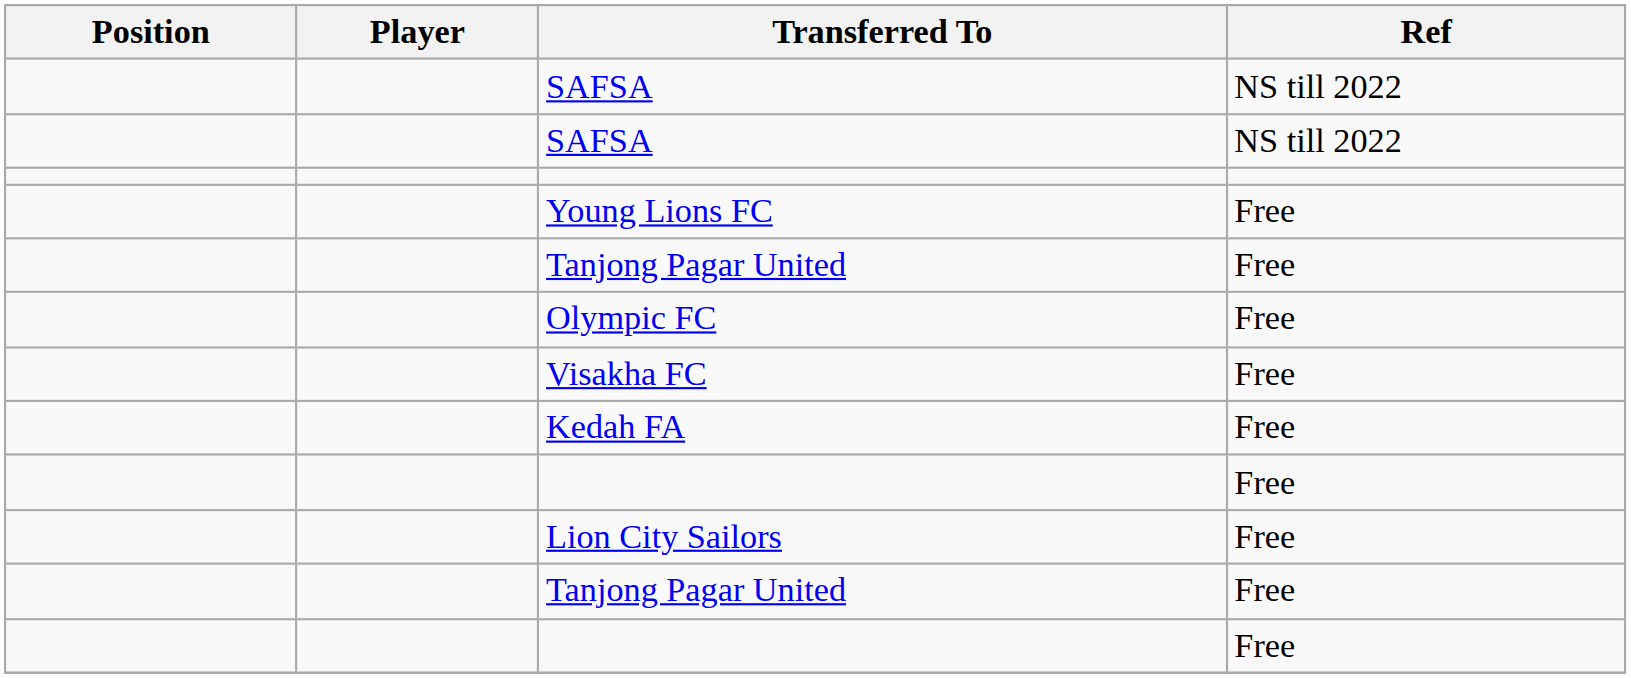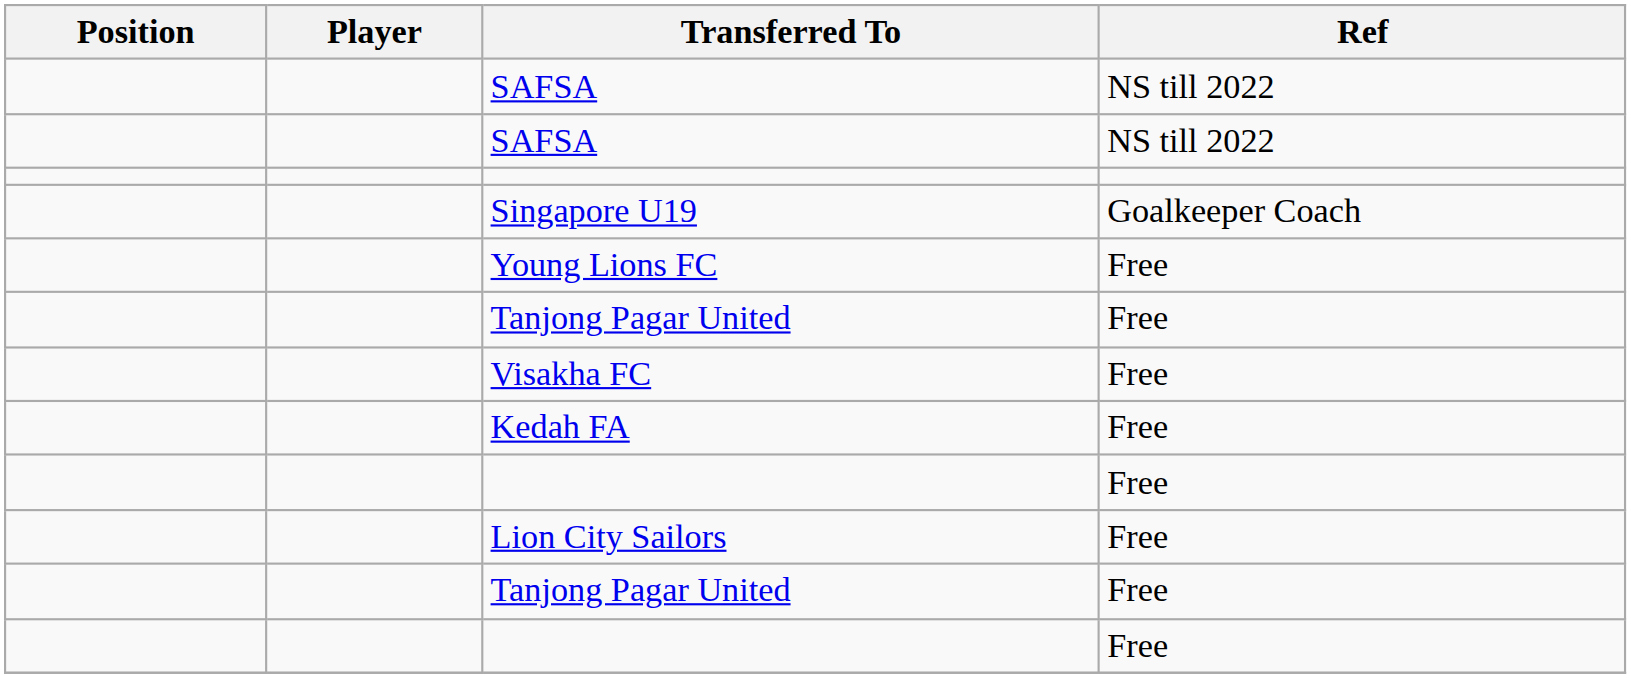+ row: (594, 210)
- row: (631, 318)
